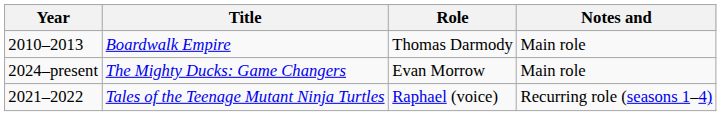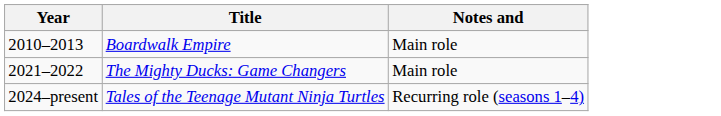- column: (453, 17)
(53, 70) 2024–present -> (46, 70) 2021–2022
(46, 96) 2021–2022 -> (53, 96) 2024–present
